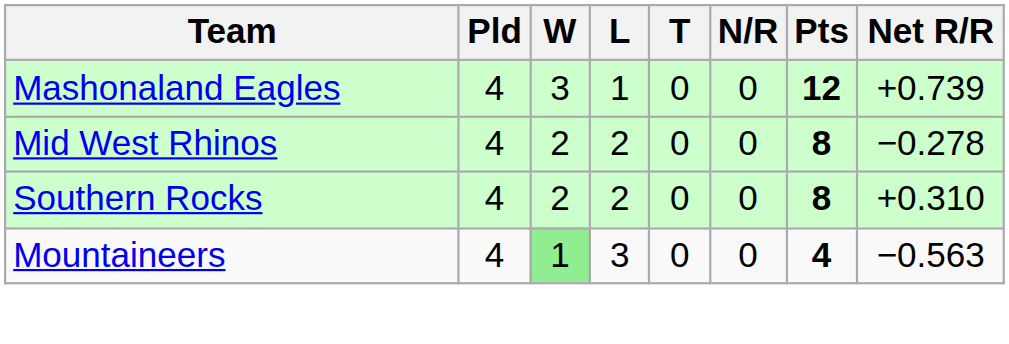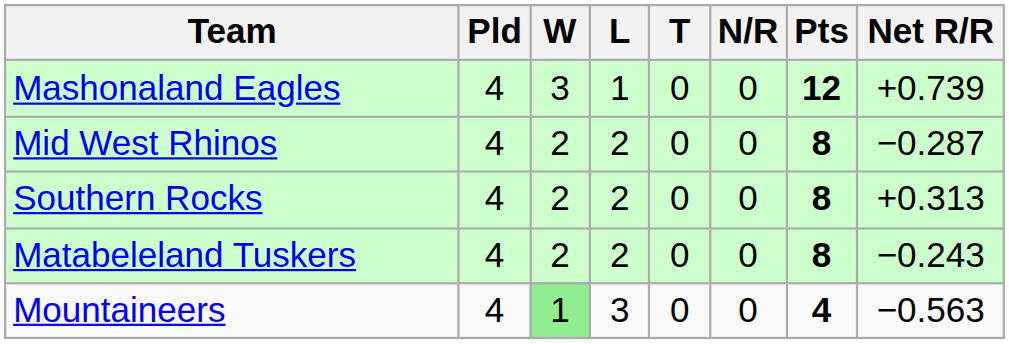(931, 143) −0.278 -> (931, 143) −0.287
(931, 198) +0.310 -> (931, 198) +0.313
+ row: (185, 254)
